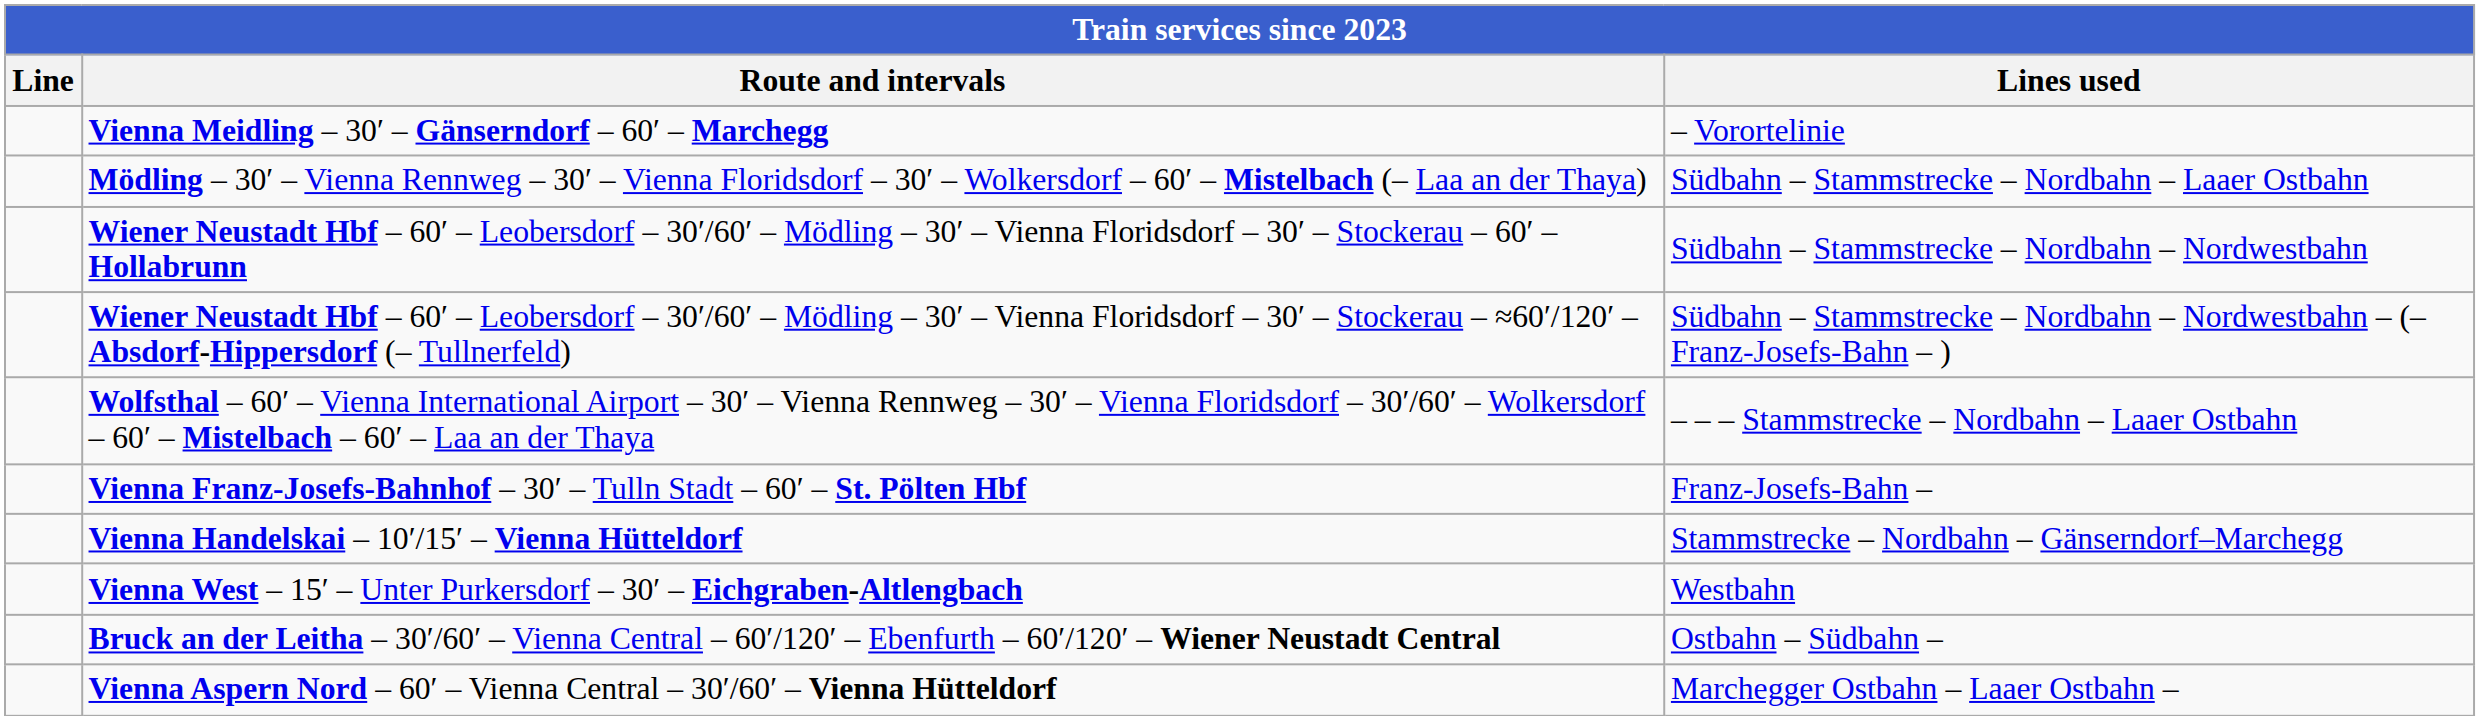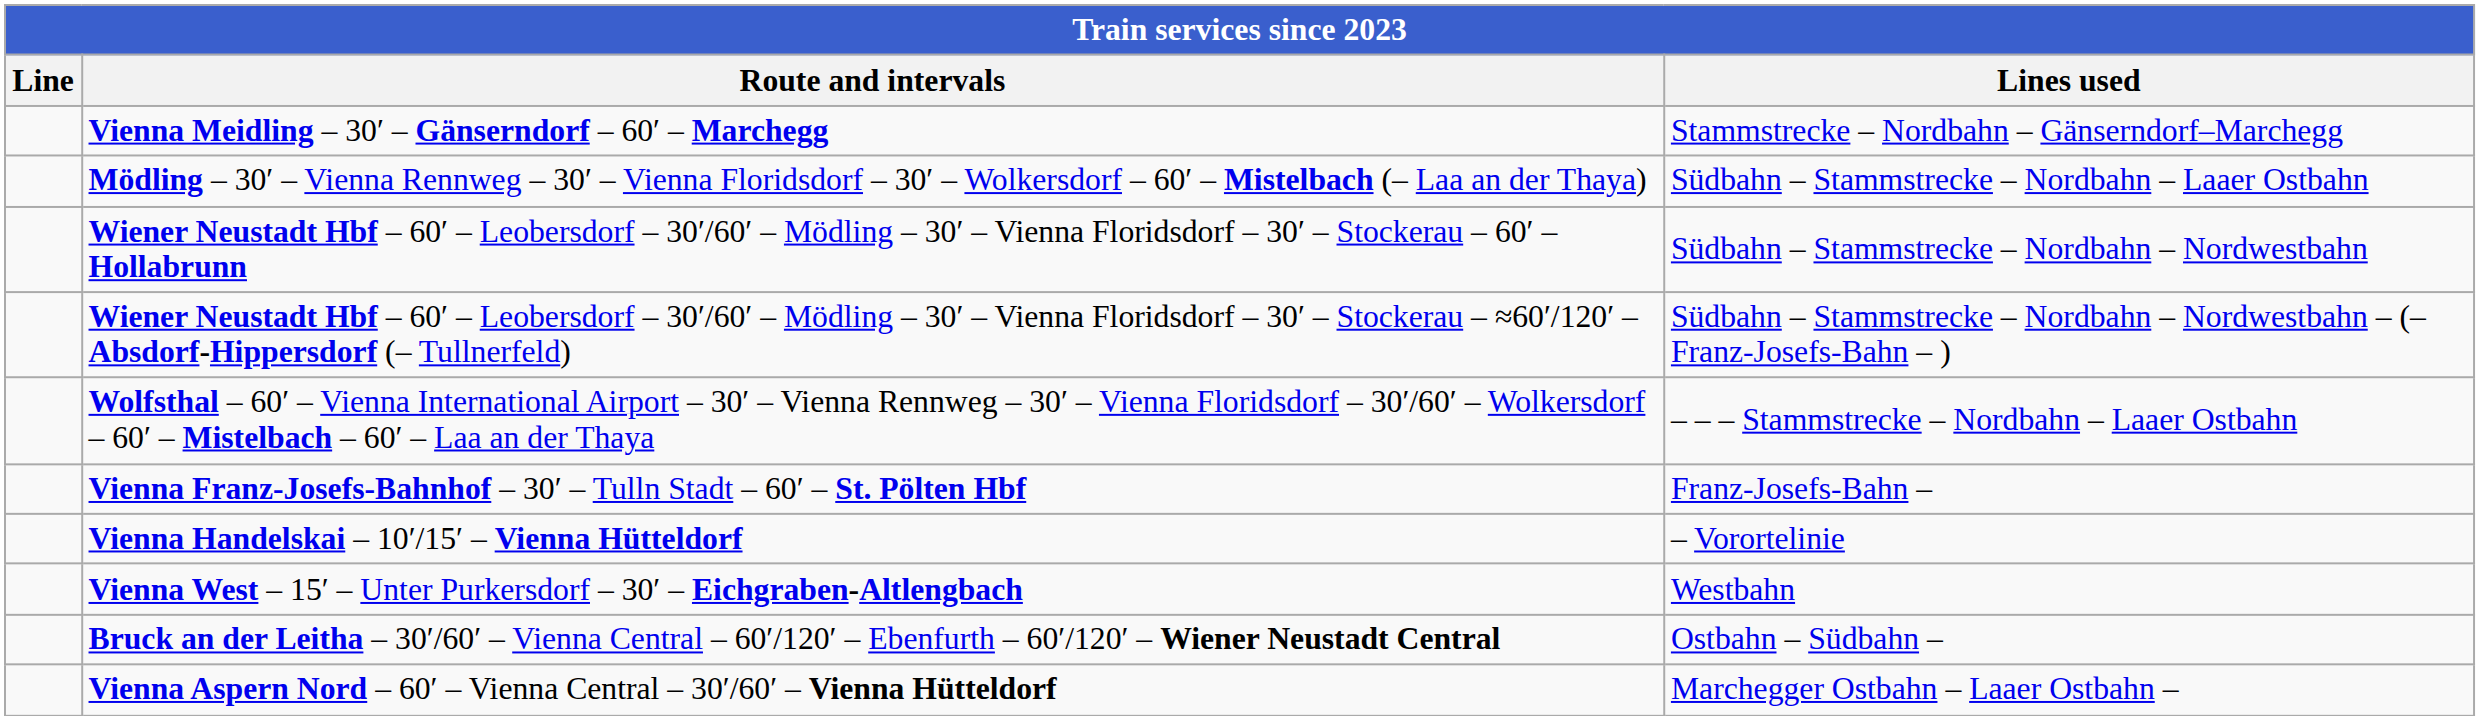(1758, 130) – Vorortelinie -> (2007, 130) Stammstrecke – Nordbahn – Gänserndorf–Marchegg
(2007, 538) Stammstrecke – Nordbahn – Gänserndorf–Marchegg -> (1758, 538) – Vorortelinie
